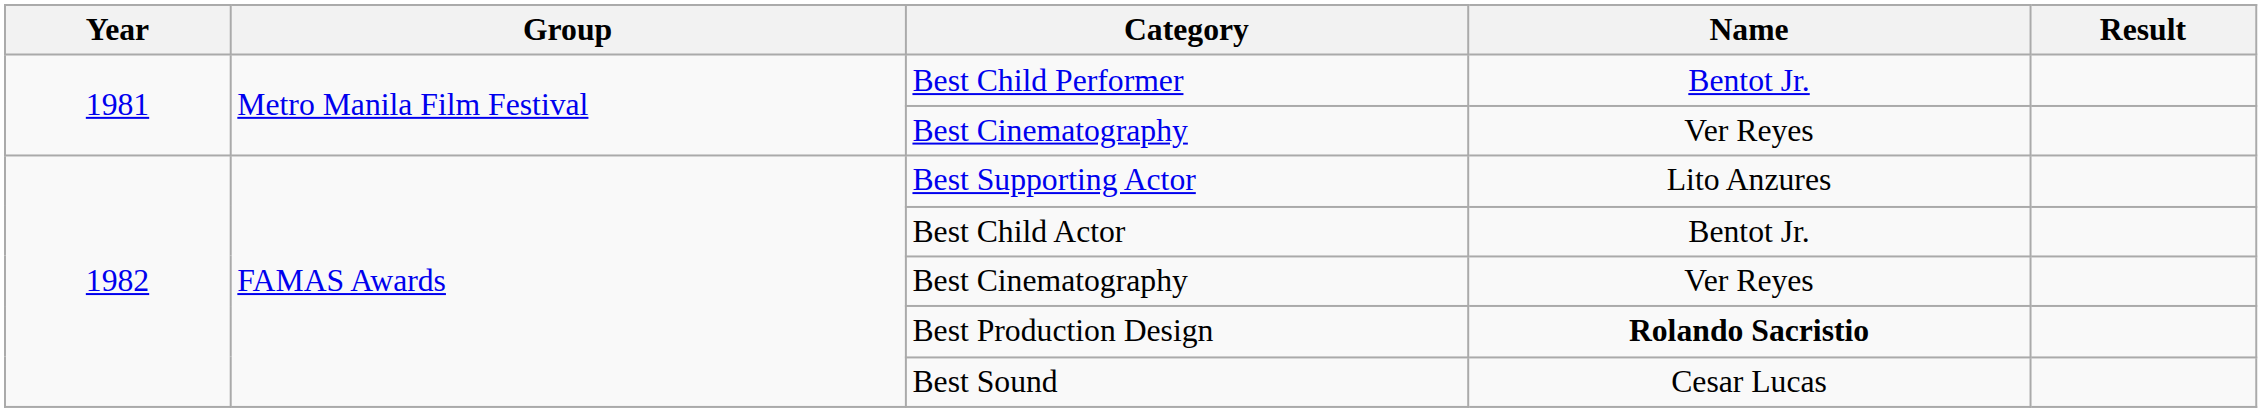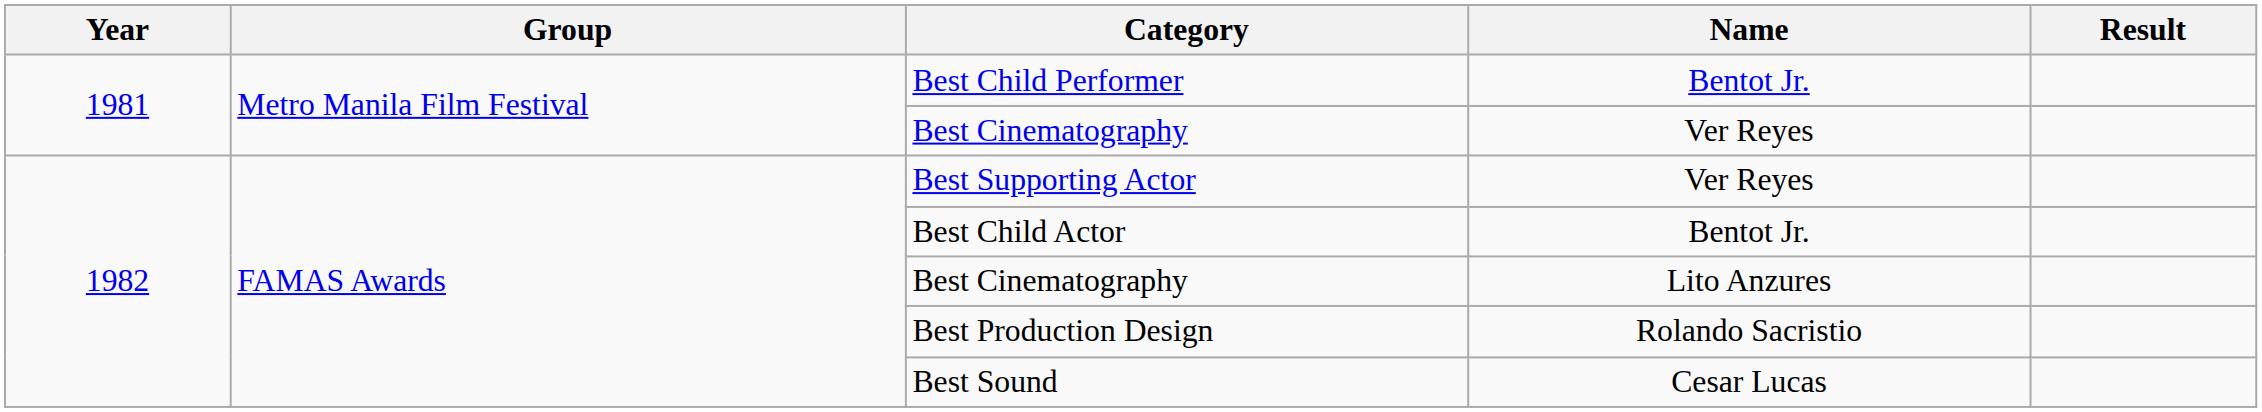(1749, 180) Lito Anzures -> (1749, 180) Ver Reyes
(1749, 280) Ver Reyes -> (1749, 280) Lito Anzures
(1749, 331) bold -> (1749, 331) normal
